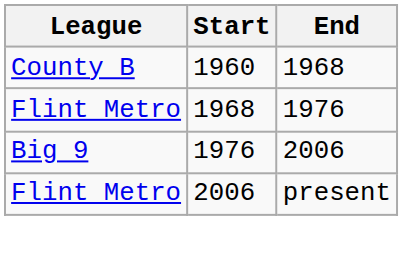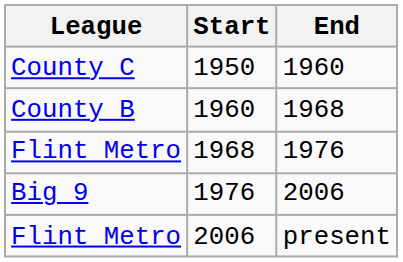+ row: (224, 68)
